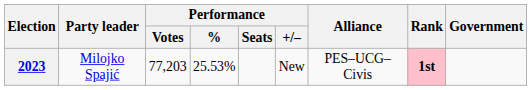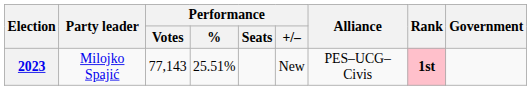(168, 66) 77,203 -> (168, 66) 77,143
(214, 66) 25.53% -> (214, 66) 25.51%
